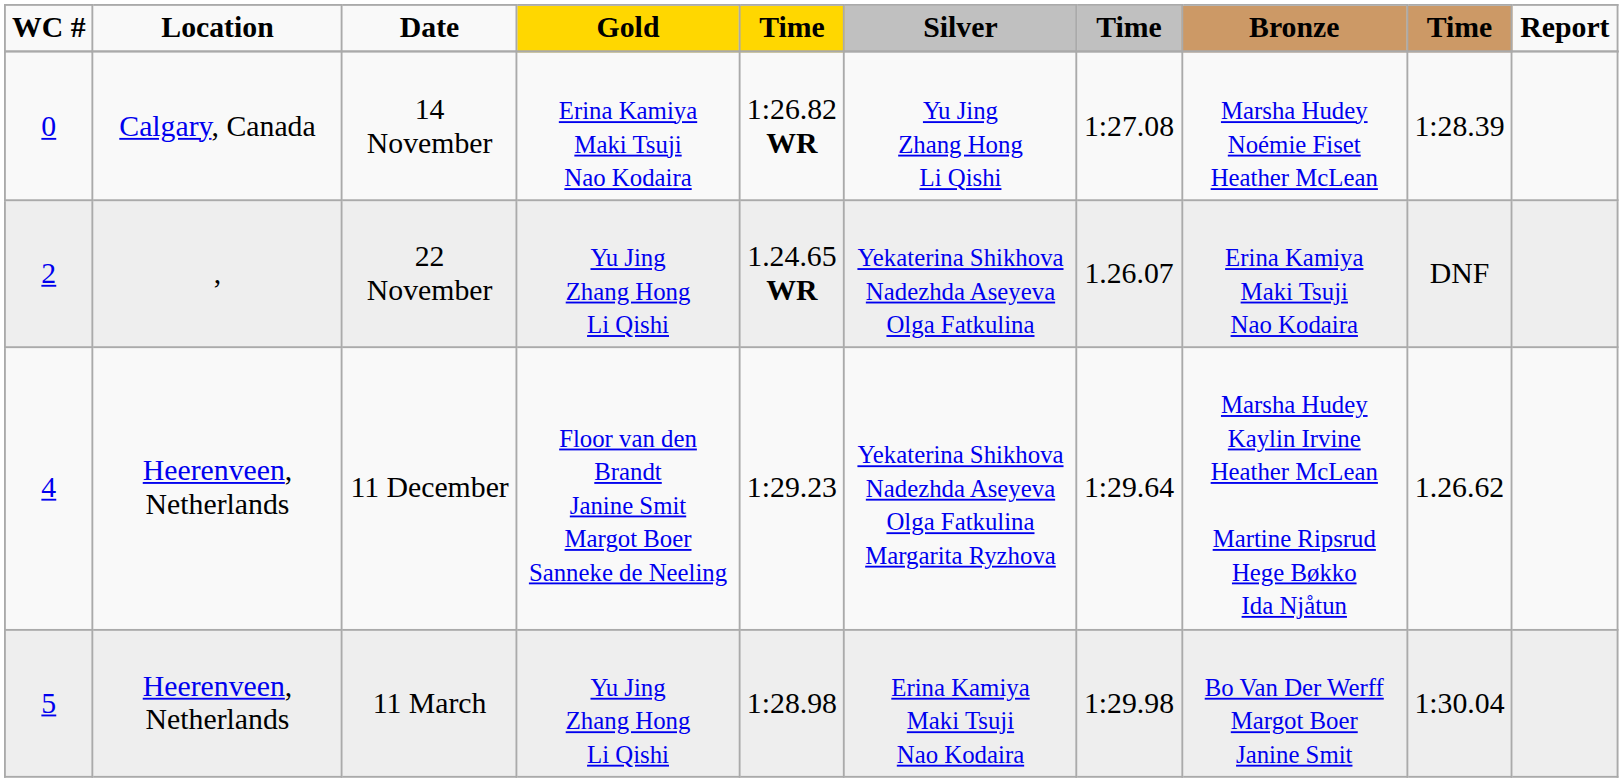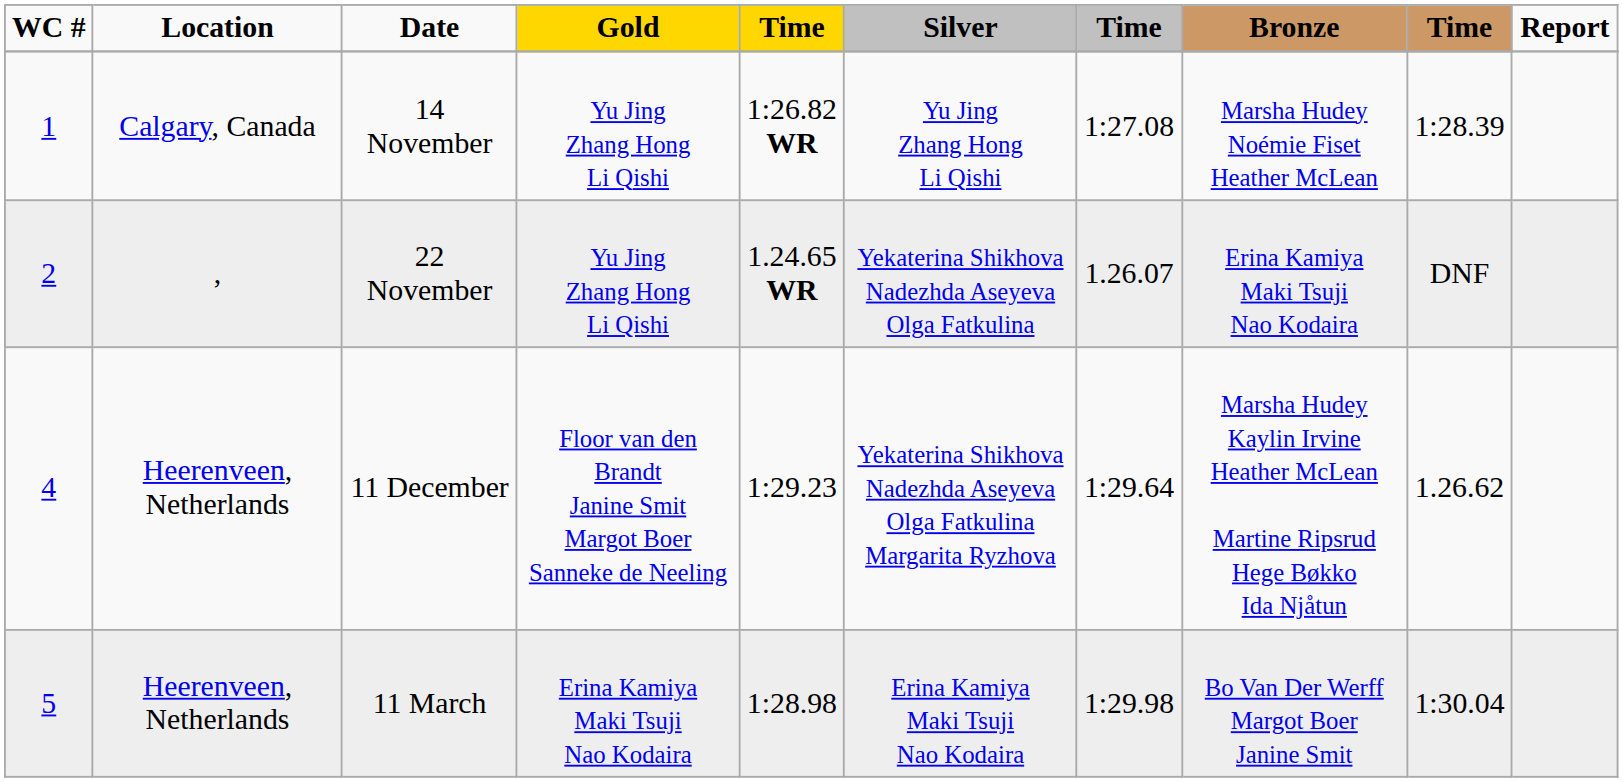(49, 125) 0 -> (49, 125) 1
(628, 144) Erina Kamiya Maki Tsuji Nao Kodaira -> (628, 144) Yu Jing Zhang Hong Li Qishi
(628, 720) Yu Jing Zhang Hong Li Qishi -> (628, 720) Erina Kamiya Maki Tsuji Nao Kodaira
